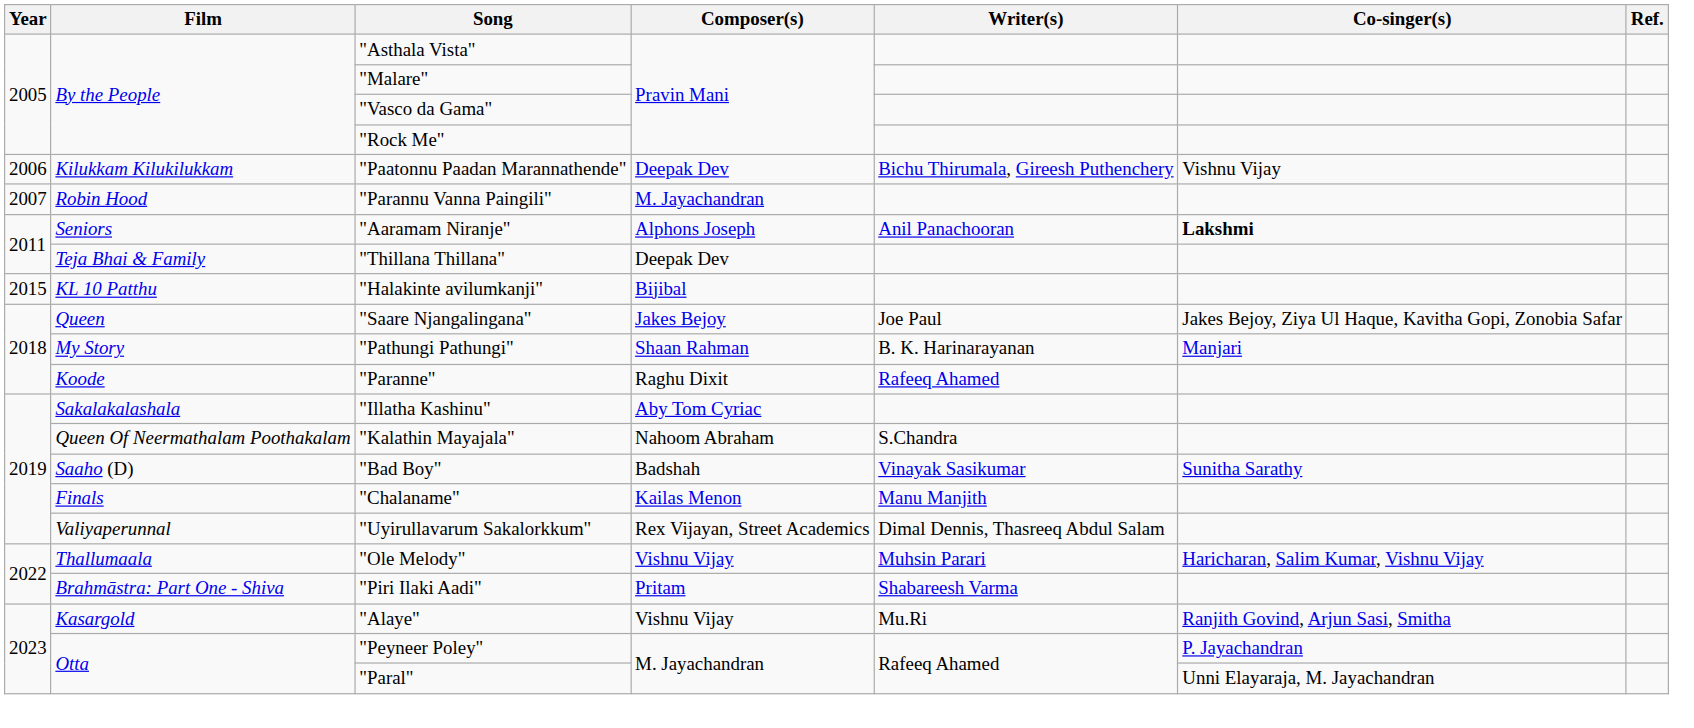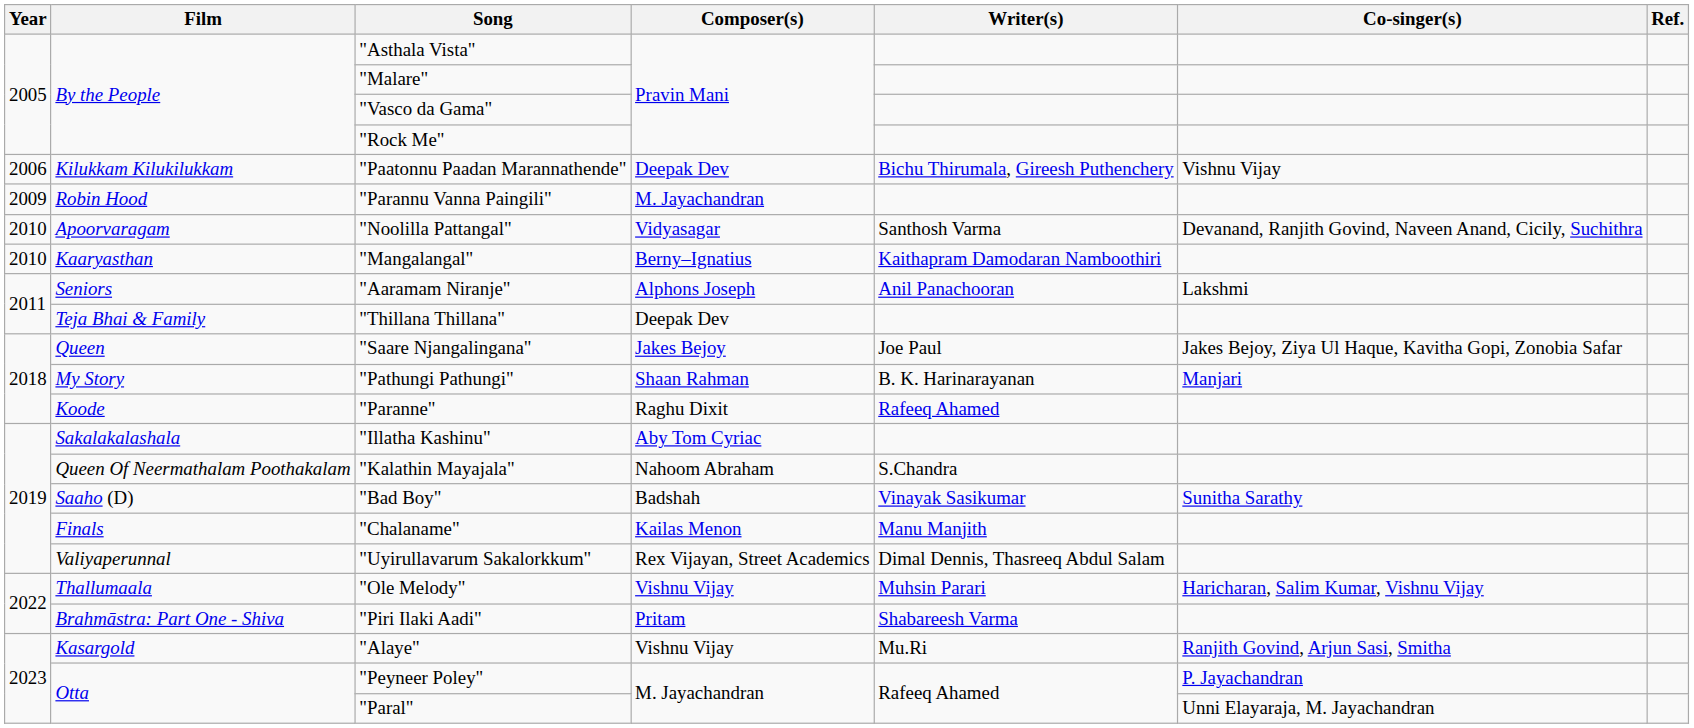(28, 199) 2007 -> (28, 199) 2009
+ row: (435, 229)
+ row: (416, 259)
(1218, 229) bold -> (1215, 288) normal
- row: (451, 288)
